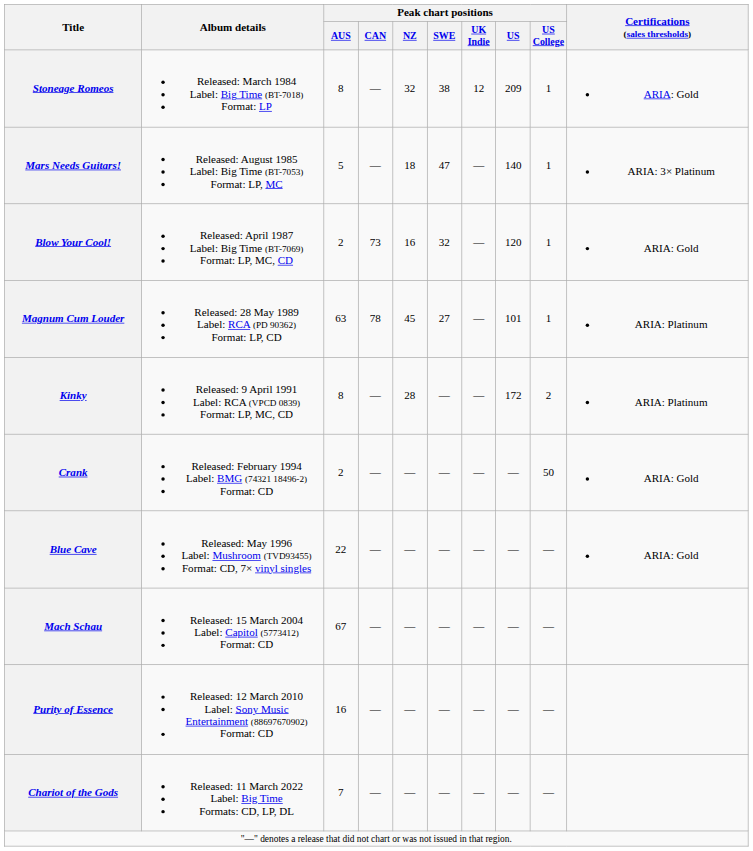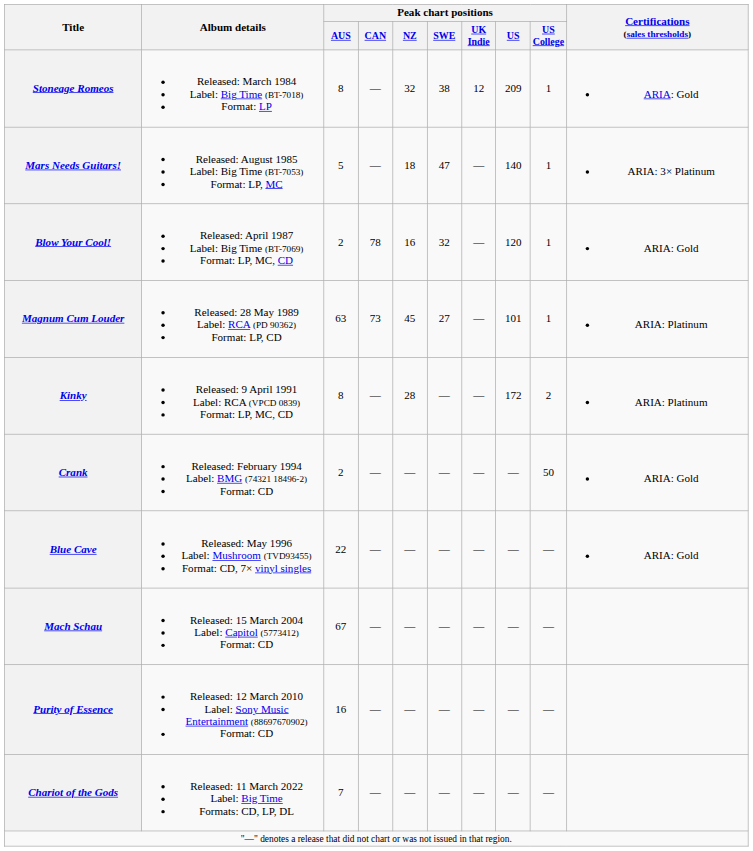(375, 242) 73 -> (375, 242) 78
(375, 319) 78 -> (375, 319) 73
